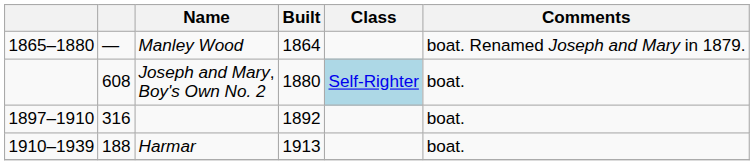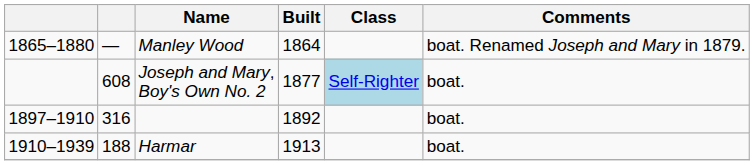(302, 82) 1880 -> (302, 82) 1877
